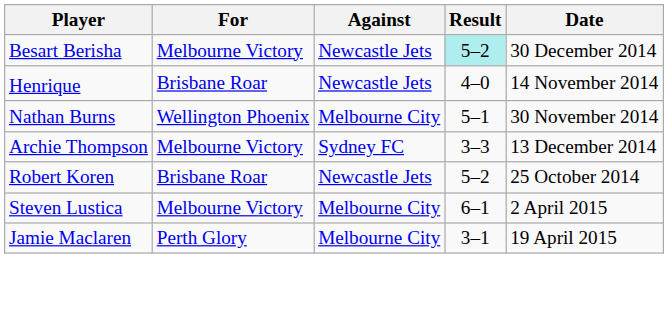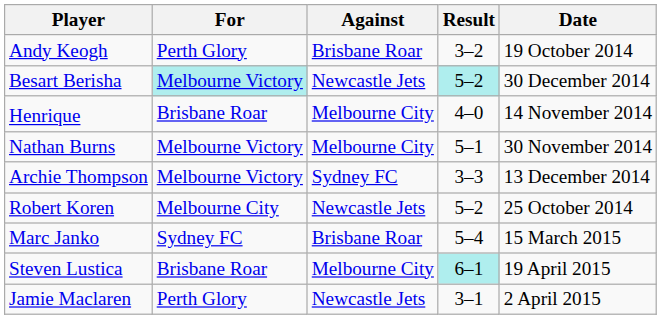+ row: (58, 50)
(230, 50) no background -> (230, 80) paleturquoise background
(375, 83) Newcastle Jets -> (373, 113) Melbourne City
(233, 116) Wellington Phoenix -> (230, 146) Melbourne Victory
(212, 177) Brisbane Roar -> (218, 207) Melbourne City
+ row: (54, 238)
(230, 207) Melbourne Victory -> (212, 268) Brisbane Roar
(475, 207) no background -> (469, 268) paleturquoise background
(559, 207) 2 April 2015 -> (557, 268) 19 April 2015
(379, 238) Melbourne City -> (369, 298) Newcastle Jets
(564, 238) 19 April 2015 -> (552, 298) 2 April 2015
